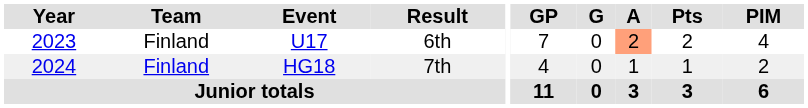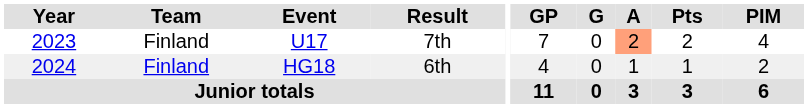(437, 41) 6th -> (437, 41) 7th
(437, 66) 7th -> (437, 66) 6th
